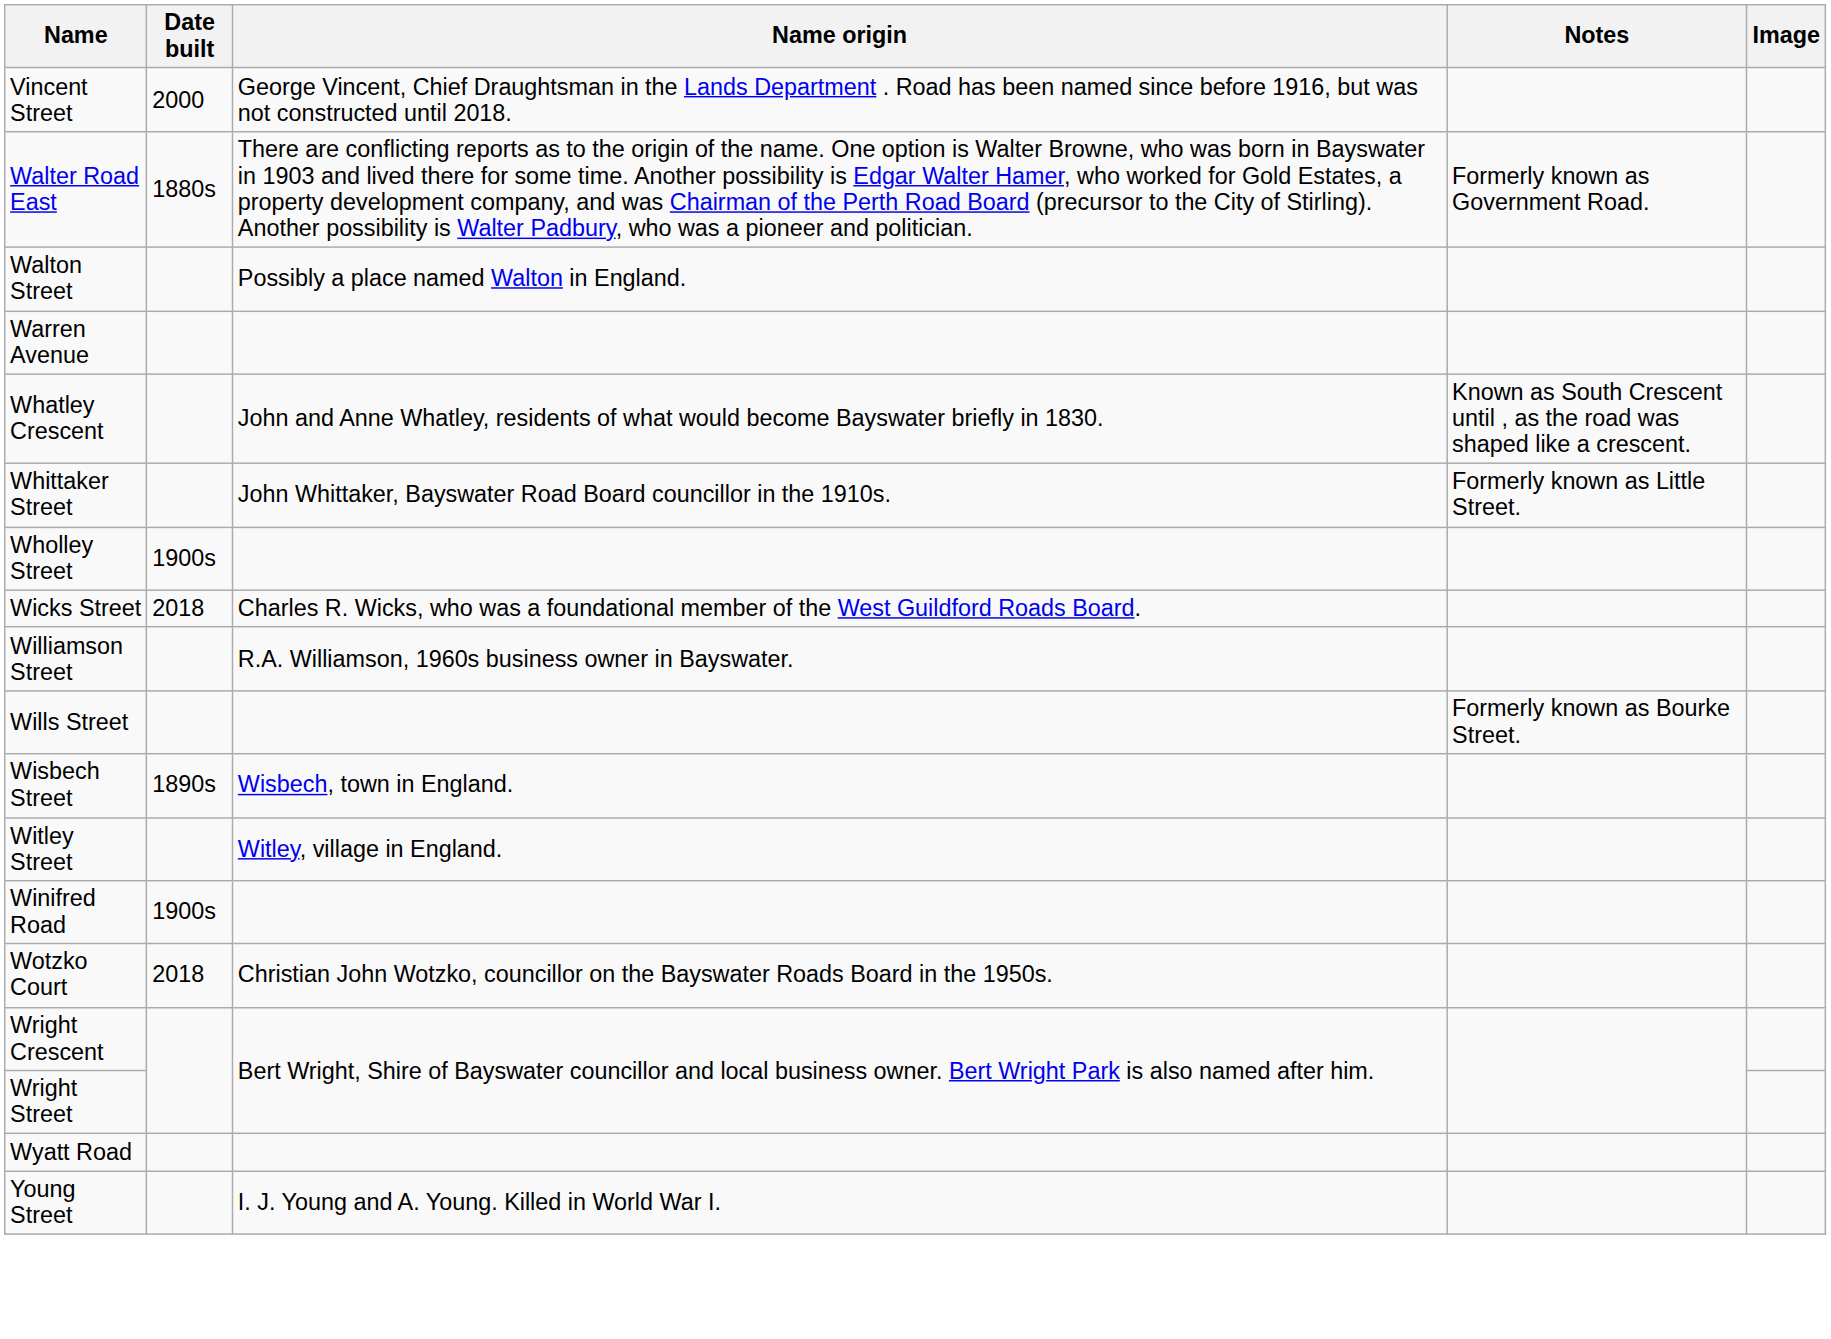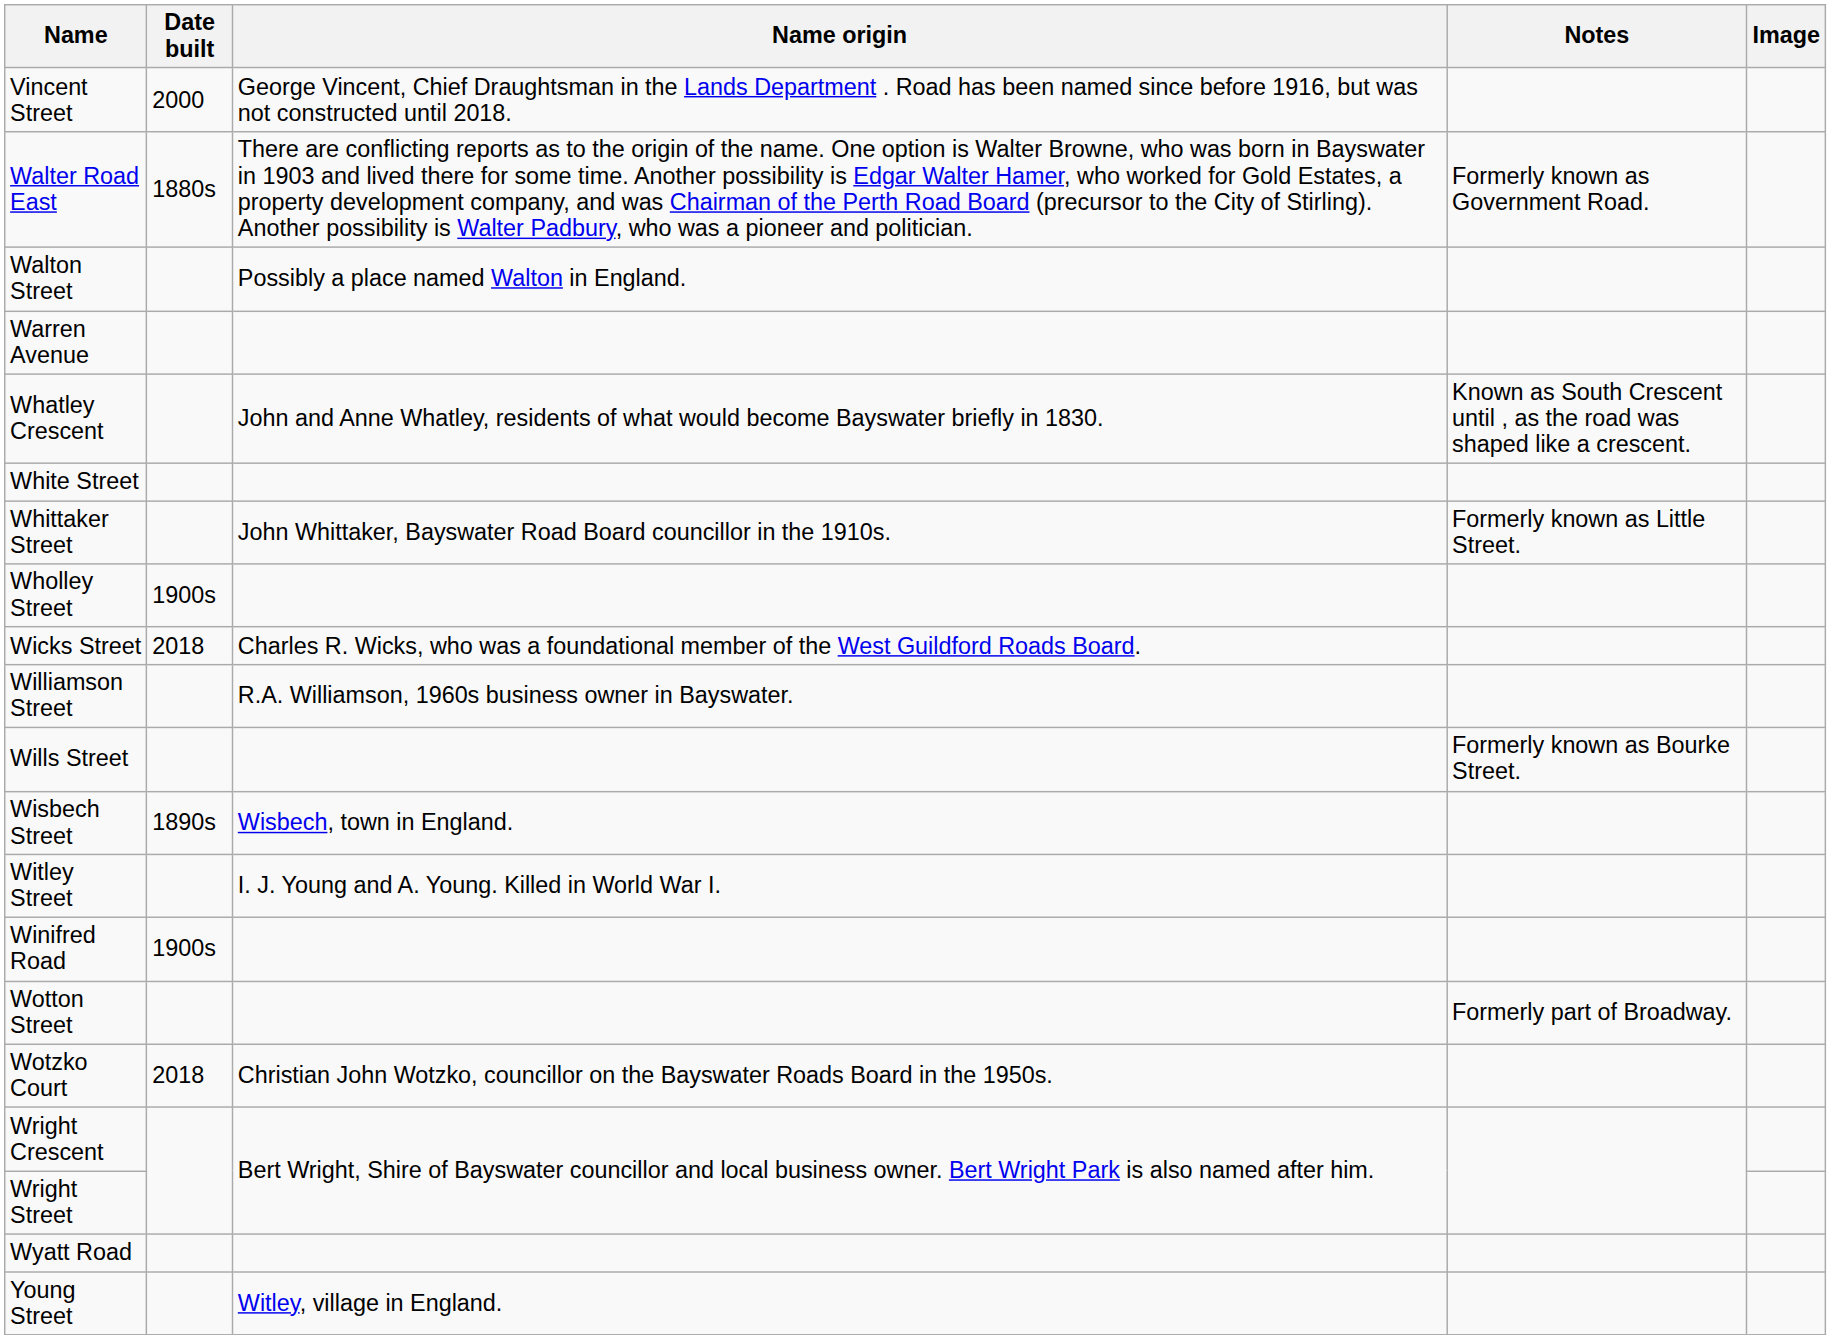+ row: (74, 481)
(370, 848) Witley, village in England. -> (479, 885) I. J. Young and A. Young. Killed in World War I.
+ row: (47, 1012)
(479, 1202) I. J. Young and A. Young. Killed in World War I. -> (370, 1302) Witley, village in England.
